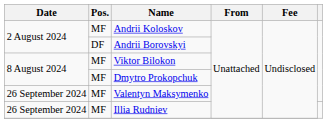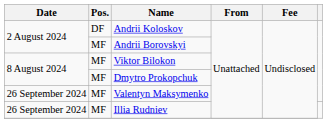(98, 28) MF -> (98, 28) DF
(98, 45) DF -> (98, 45) MF
